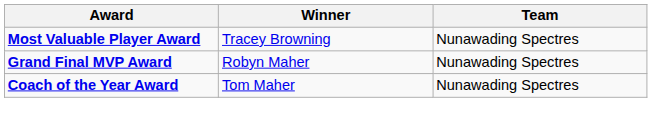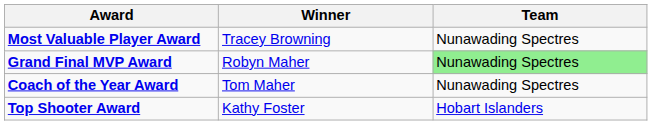(507, 62) no background -> (507, 62) lightgreen background
+ row: (74, 108)
